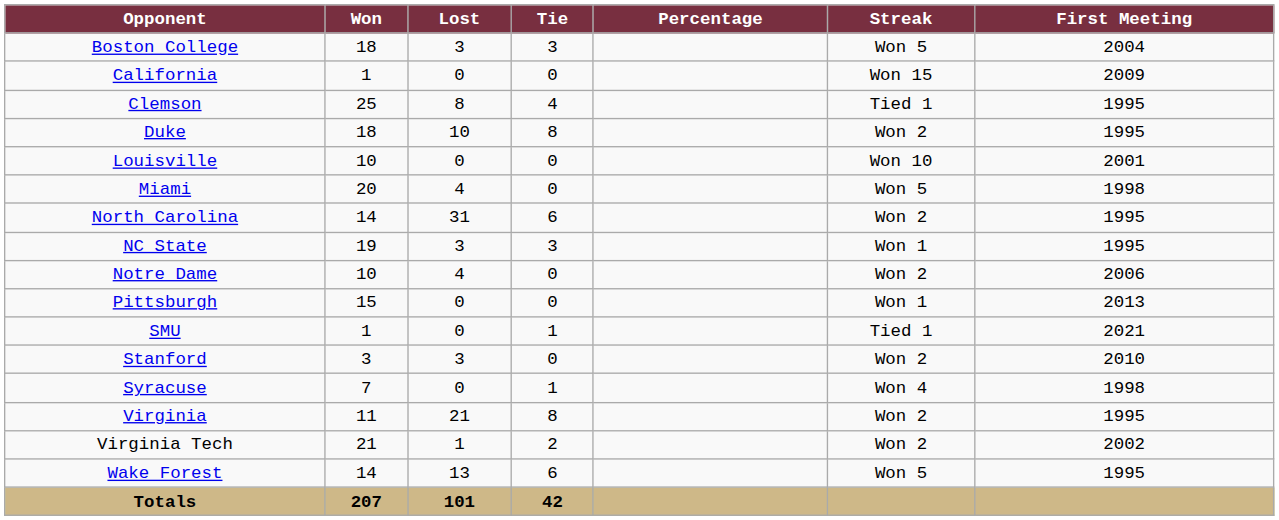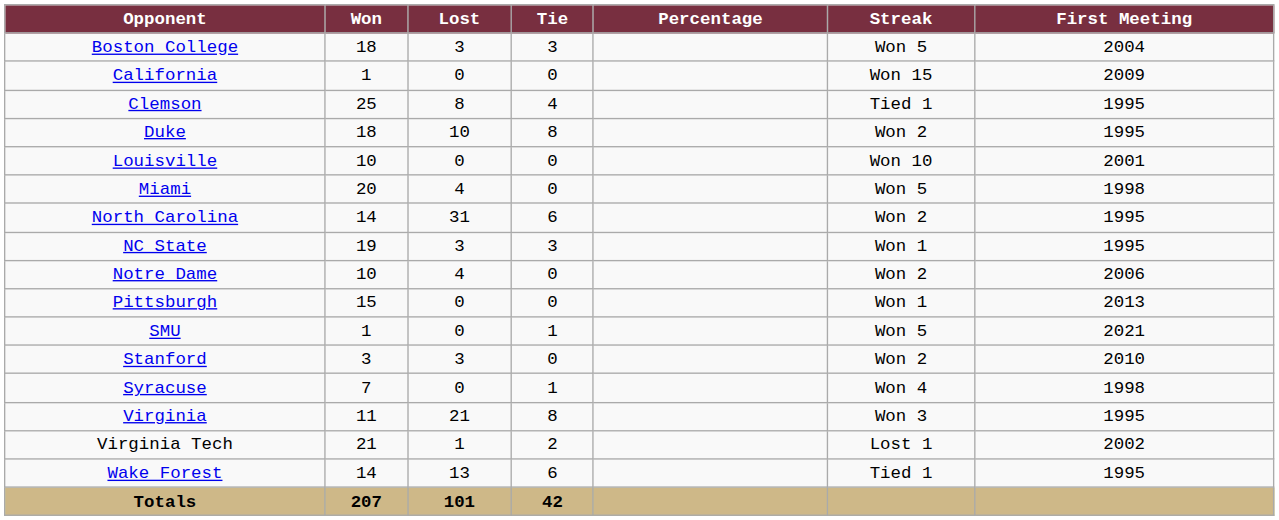(901, 331) Tied 1 -> (901, 331) Won 5
(901, 416) Won 2 -> (901, 416) Won 3
(901, 445) Won 2 -> (901, 445) Lost 1
(901, 473) Won 5 -> (901, 473) Tied 1
